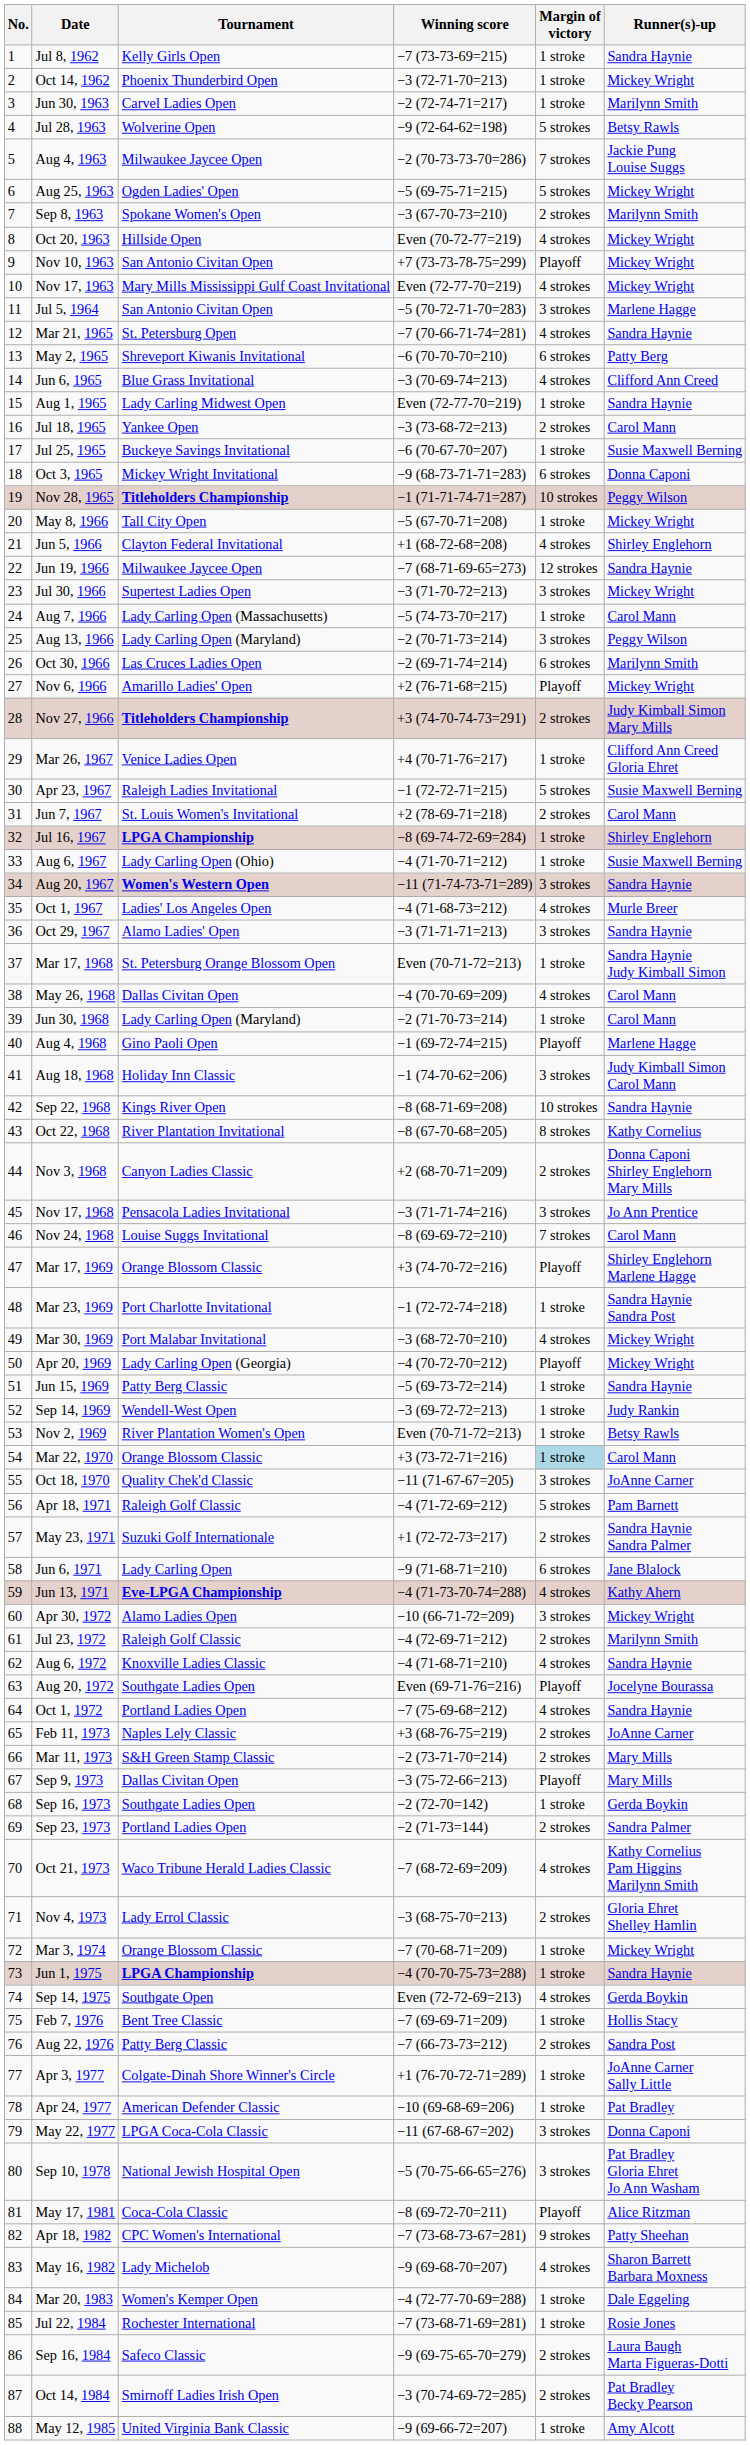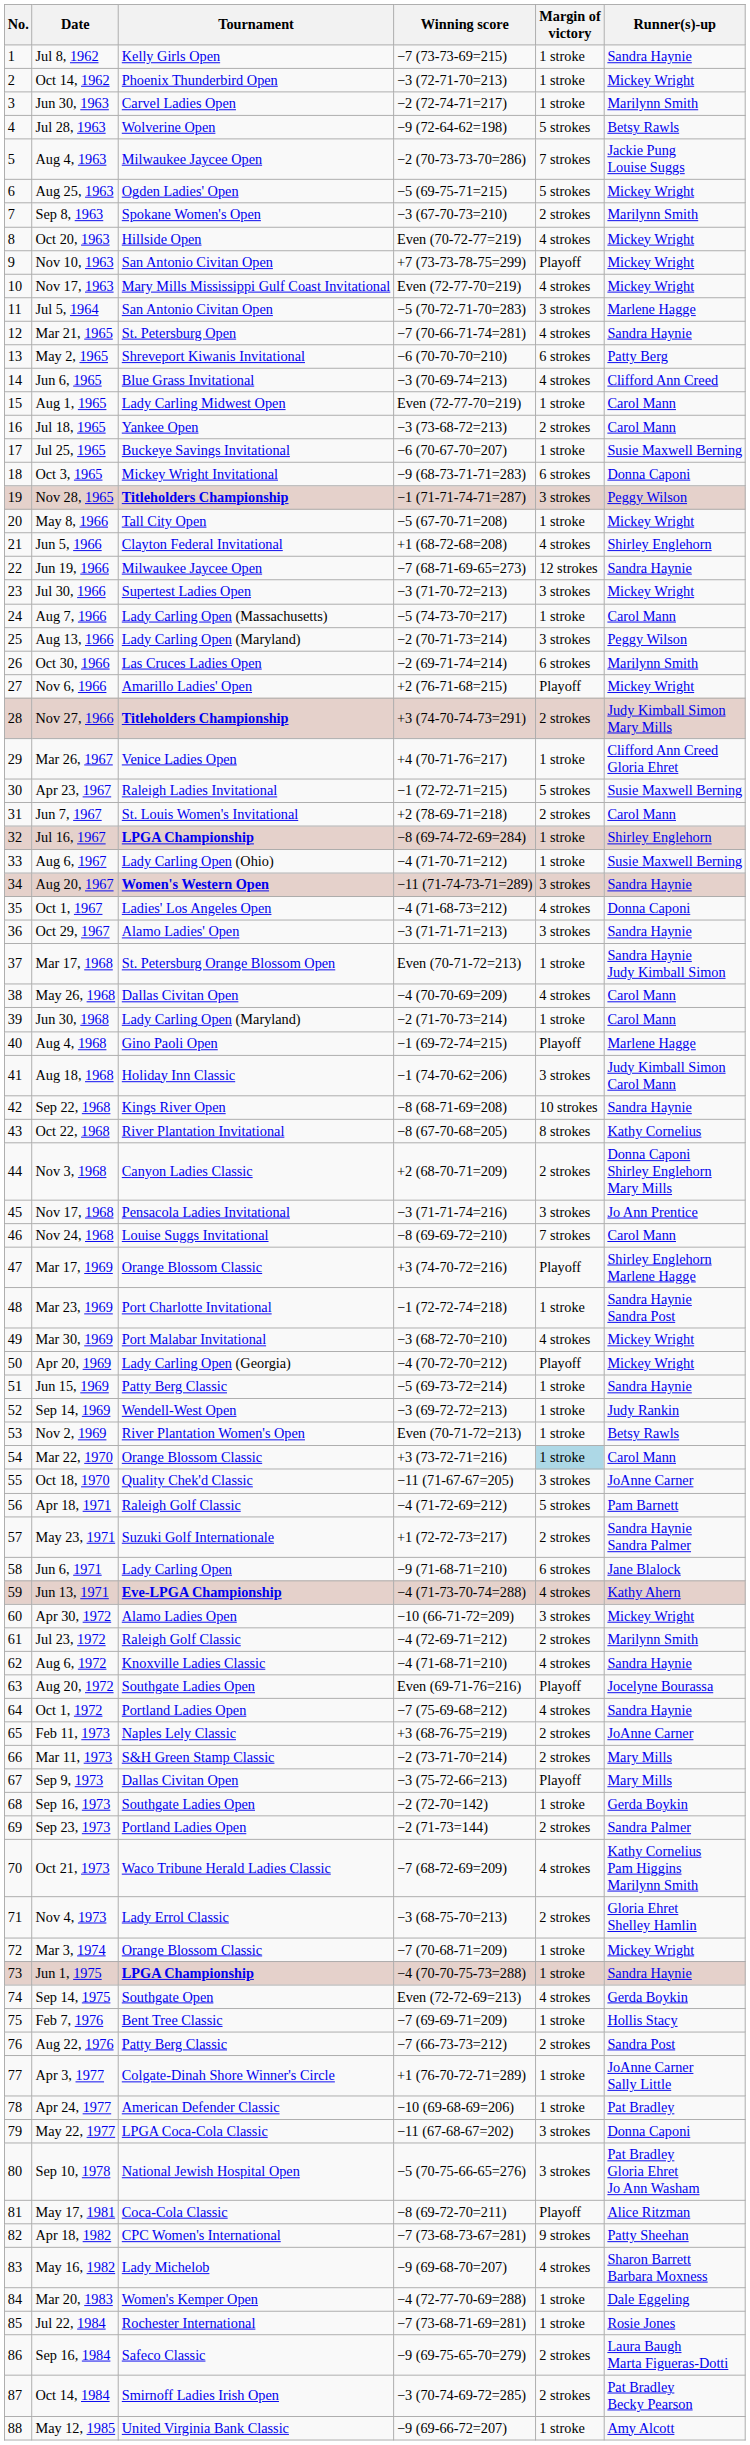(650, 403) Sandra Haynie -> (642, 403) Carol Mann
(568, 497) 10 strokes -> (565, 497) 3 strokes
(642, 908) Murle Breer -> (649, 908) Donna Caponi
